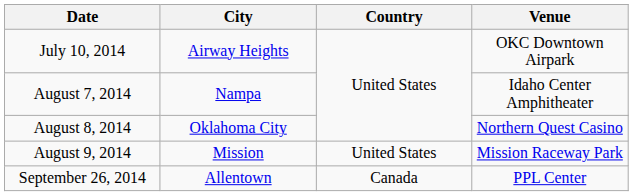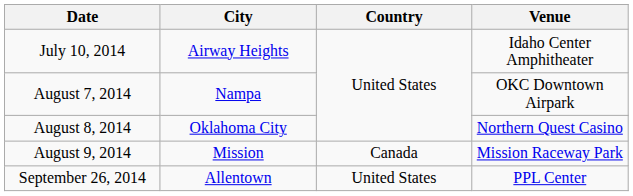(550, 51) OKC Downtown Airpark -> (550, 51) Idaho Center Amphitheater
(550, 94) Idaho Center Amphitheater -> (550, 94) OKC Downtown Airpark
(394, 153) United States -> (394, 153) Canada
(394, 178) Canada -> (394, 178) United States
